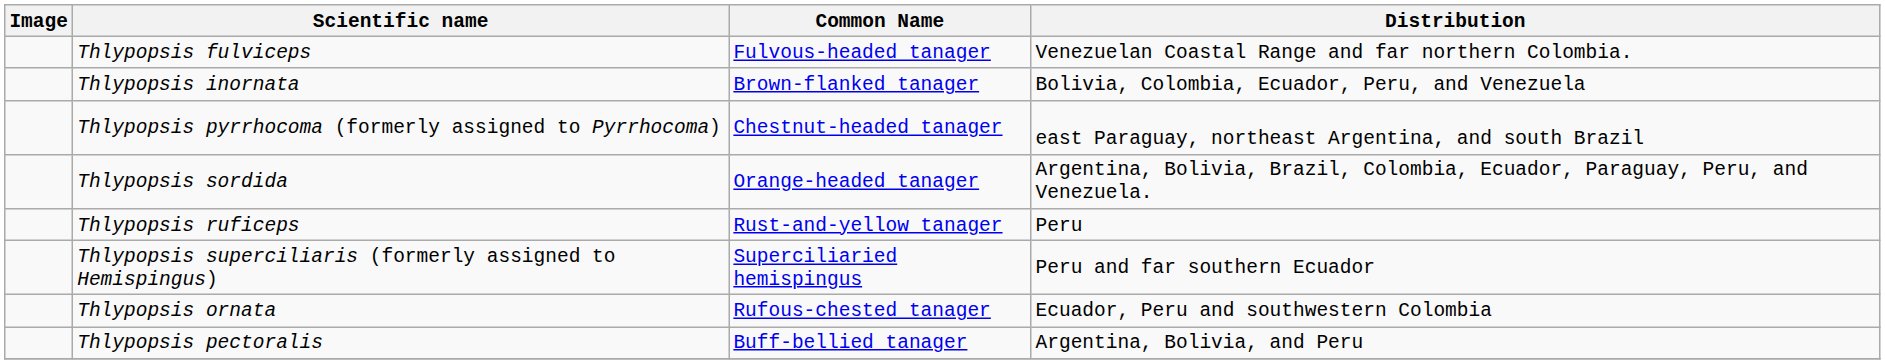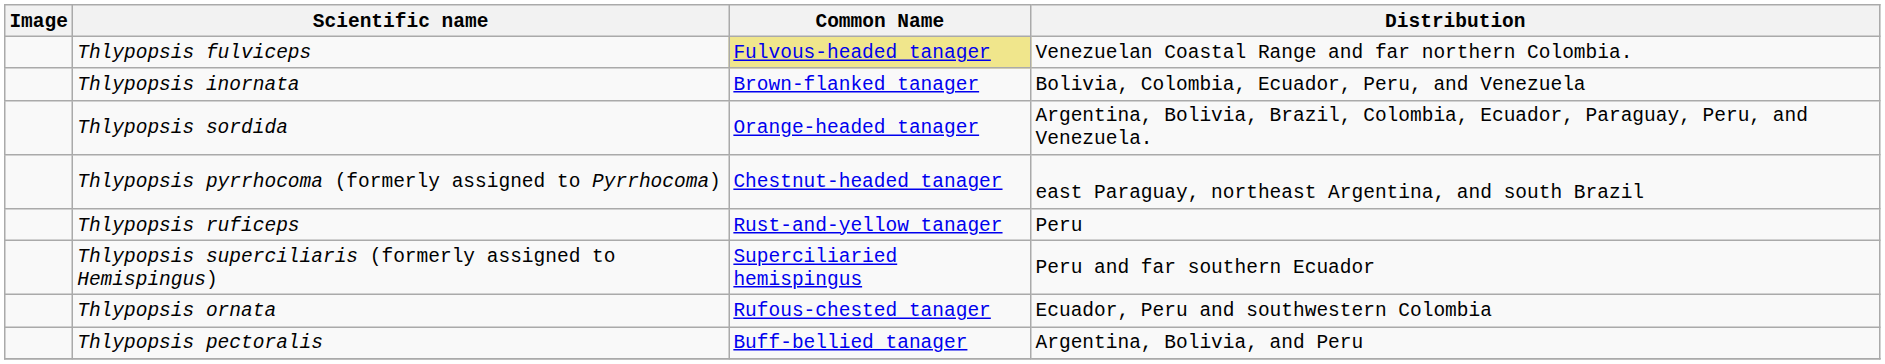(862, 52) no background -> (862, 52) khaki background
rows swapped: (183, 182) <-> (399, 127)
